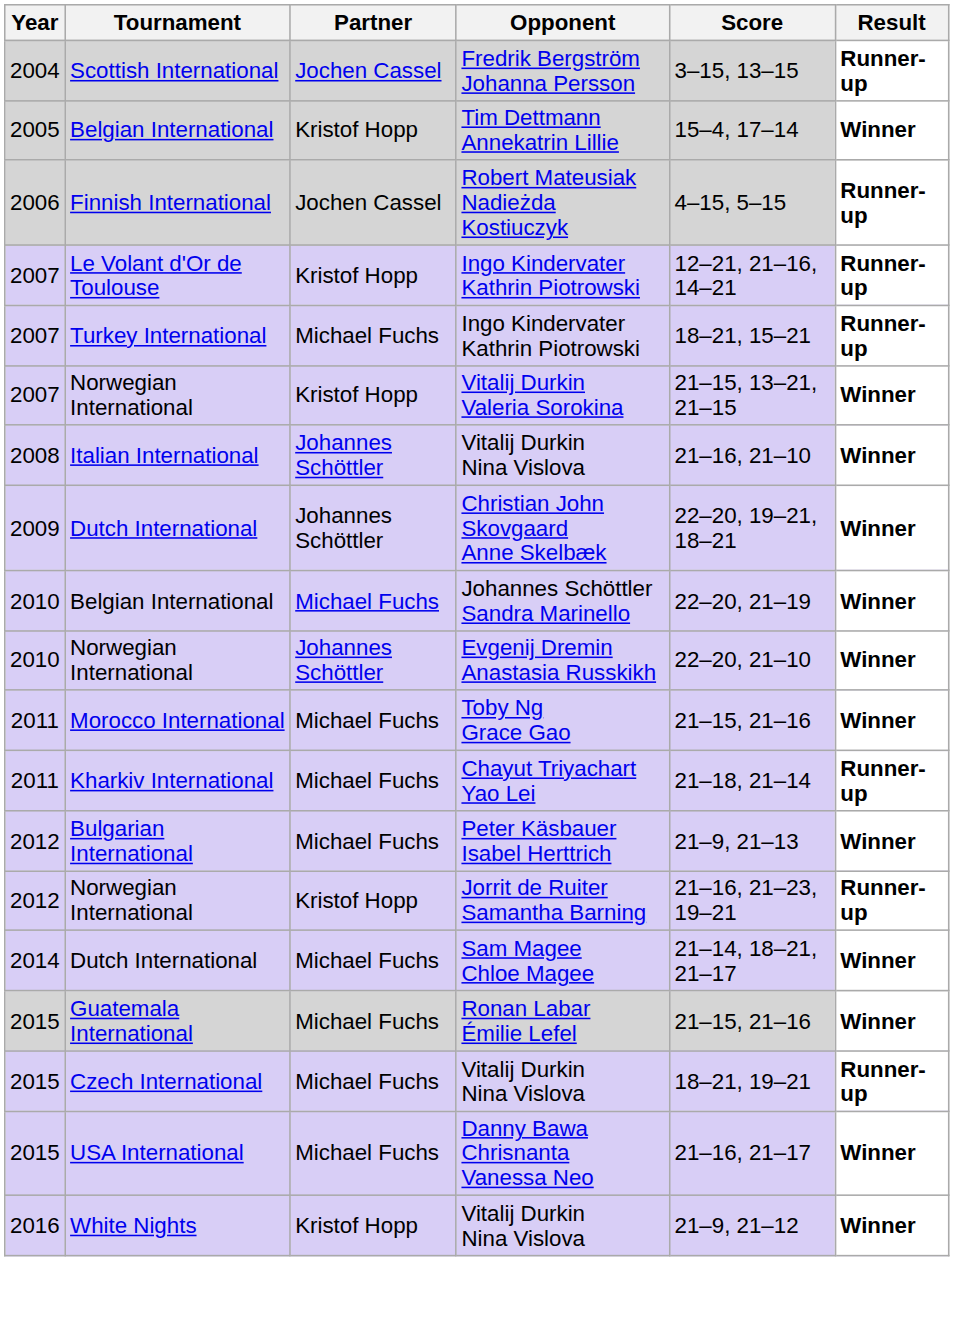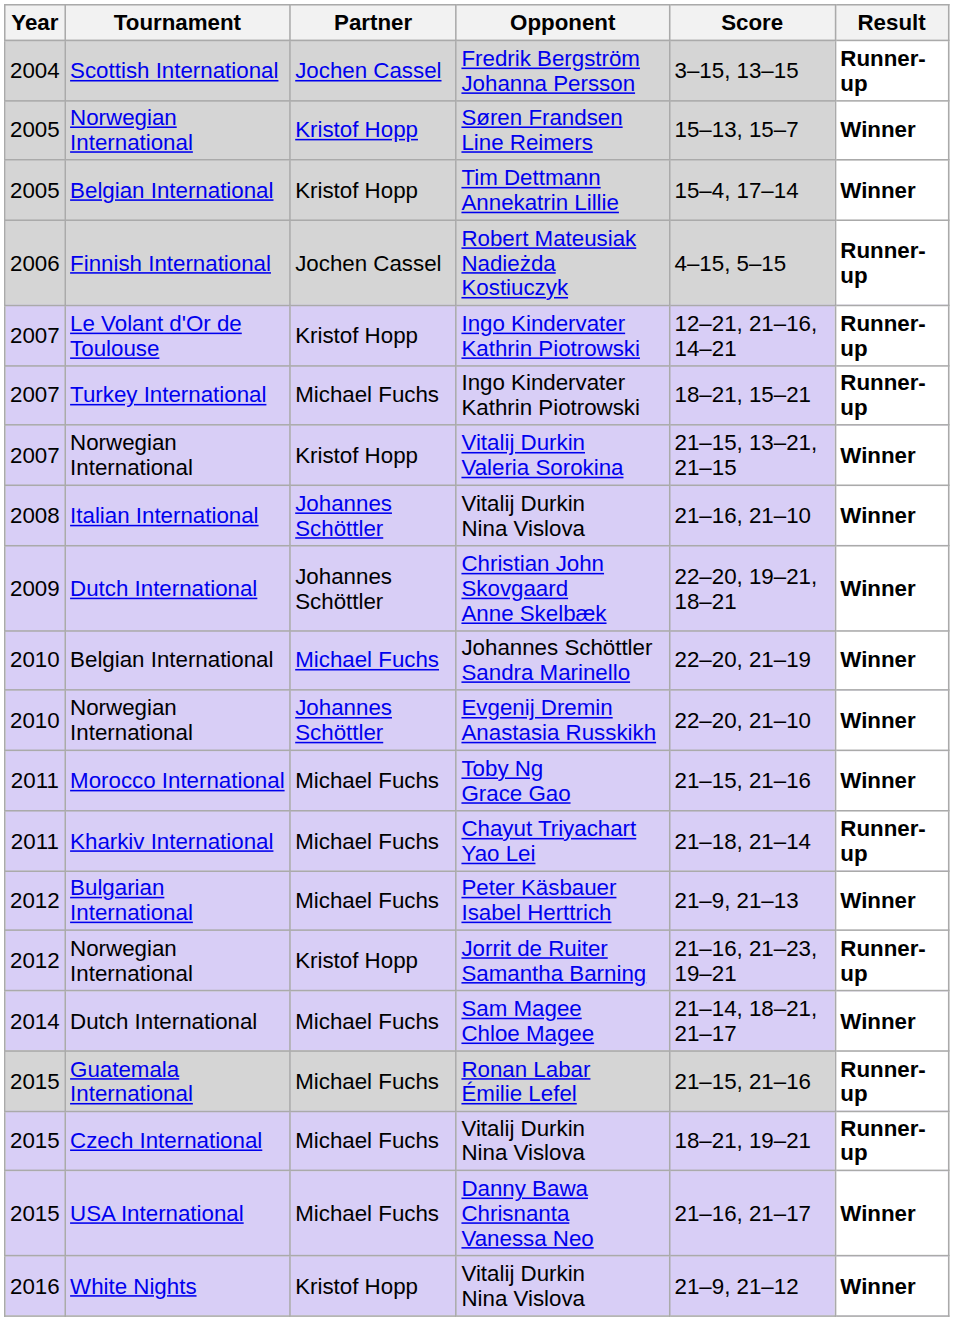+ row: (131, 131)
(878, 1021) Winner -> (883, 1081) Runner-up
